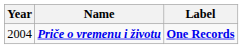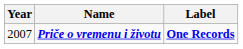(20, 33) 2004 -> (20, 33) 2007
